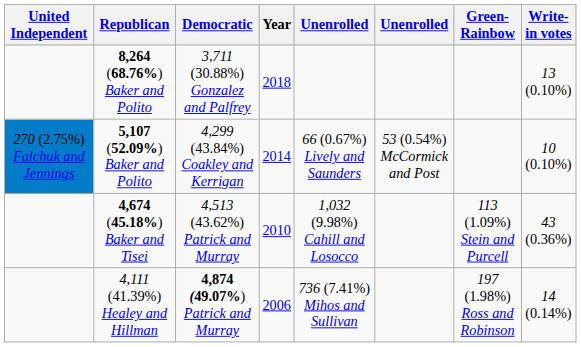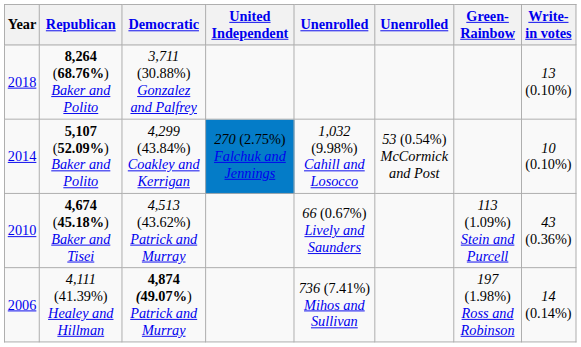columns swapped: (277, 24) <-> (49, 24)
(334, 156) 66 (0.67%) Lively and Saunders -> (334, 156) 1,032 (9.98%) Cahill and Losocco
(334, 230) 1,032 (9.98%) Cahill and Losocco -> (334, 230) 66 (0.67%) Lively and Saunders
